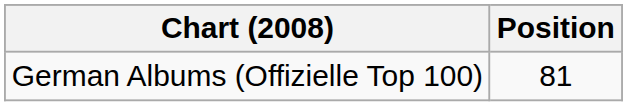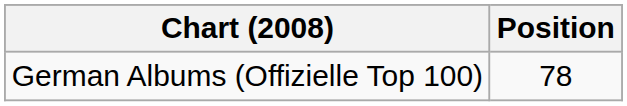(556, 75) 81 -> (556, 75) 78
